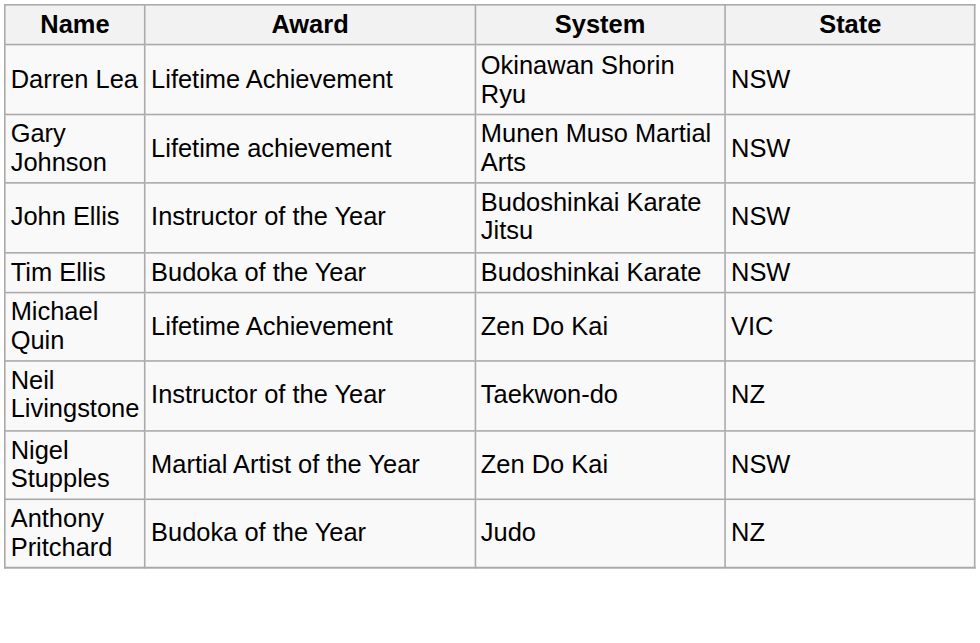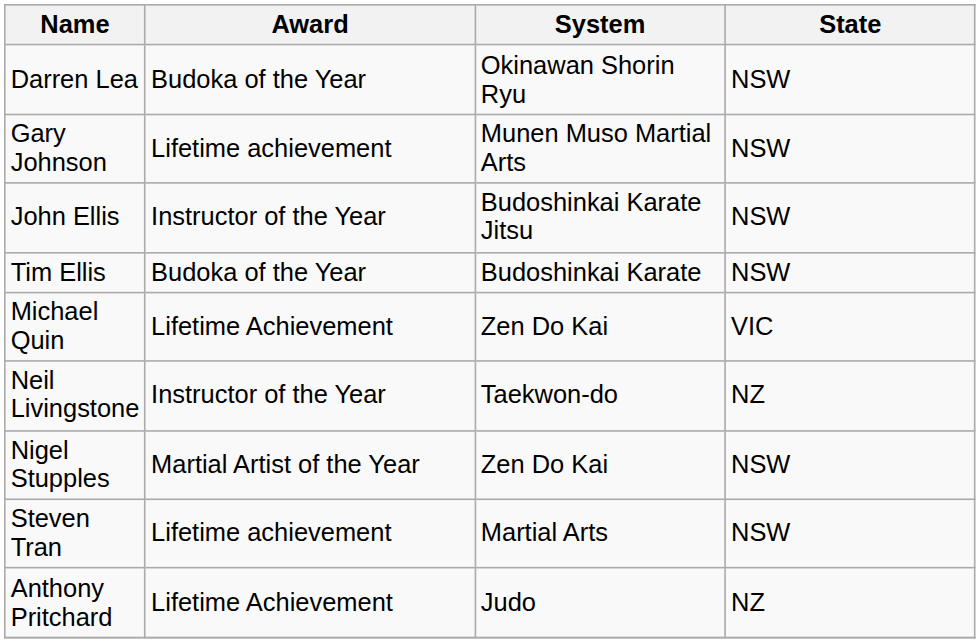(272, 79) Lifetime Achievement -> (259, 79) Budoka of the Year
+ row: (50, 533)
(259, 533) Budoka of the Year -> (272, 602) Lifetime Achievement
